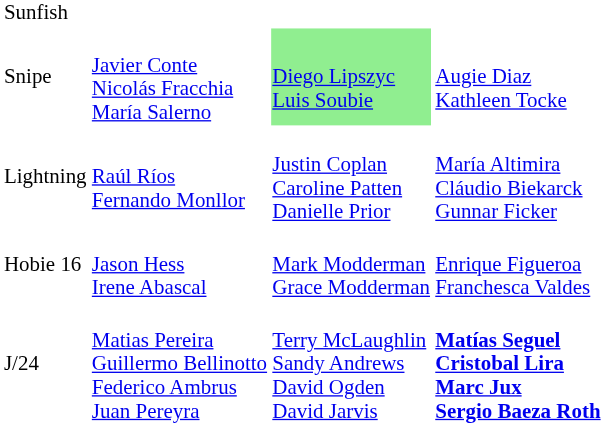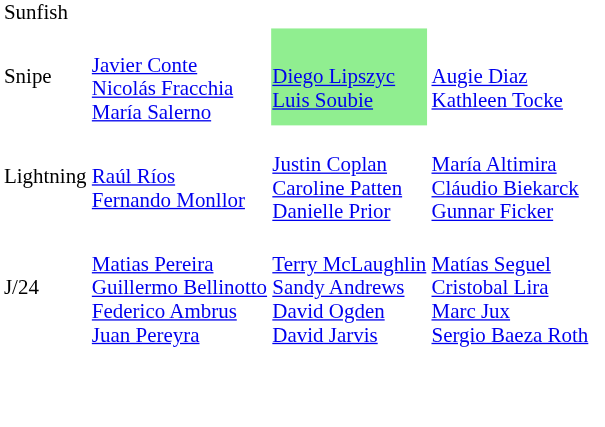- row: (43, 264)
(518, 375) bold -> (510, 299) normal
